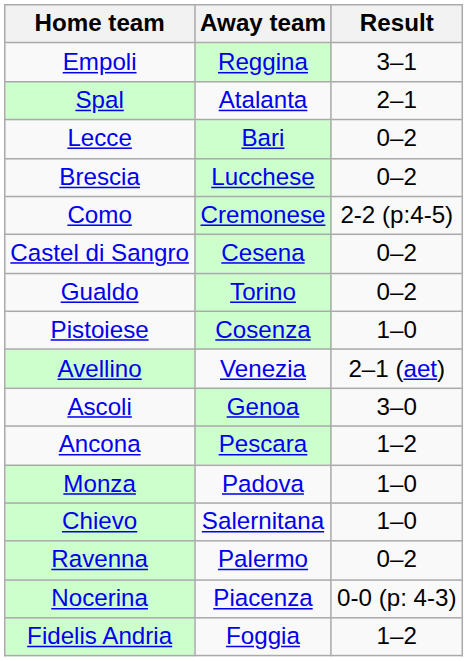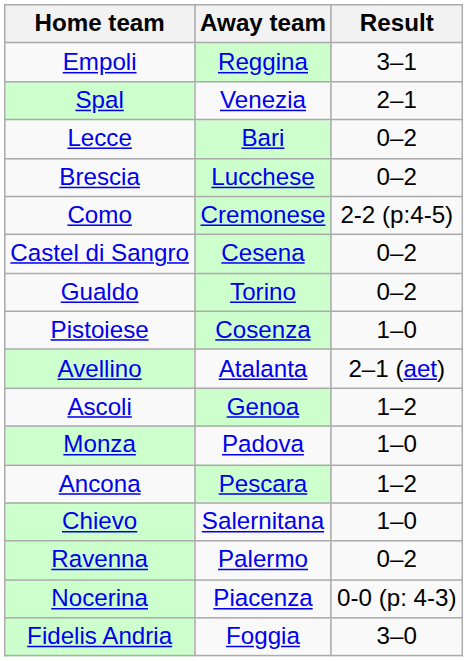(263, 100) Atalanta -> (263, 100) Venezia
(263, 368) Venezia -> (263, 368) Atalanta
(397, 406) 3–0 -> (397, 406) 1–2
rows swapped: (100, 445) <-> (100, 483)
(397, 636) 1–2 -> (397, 636) 3–0
